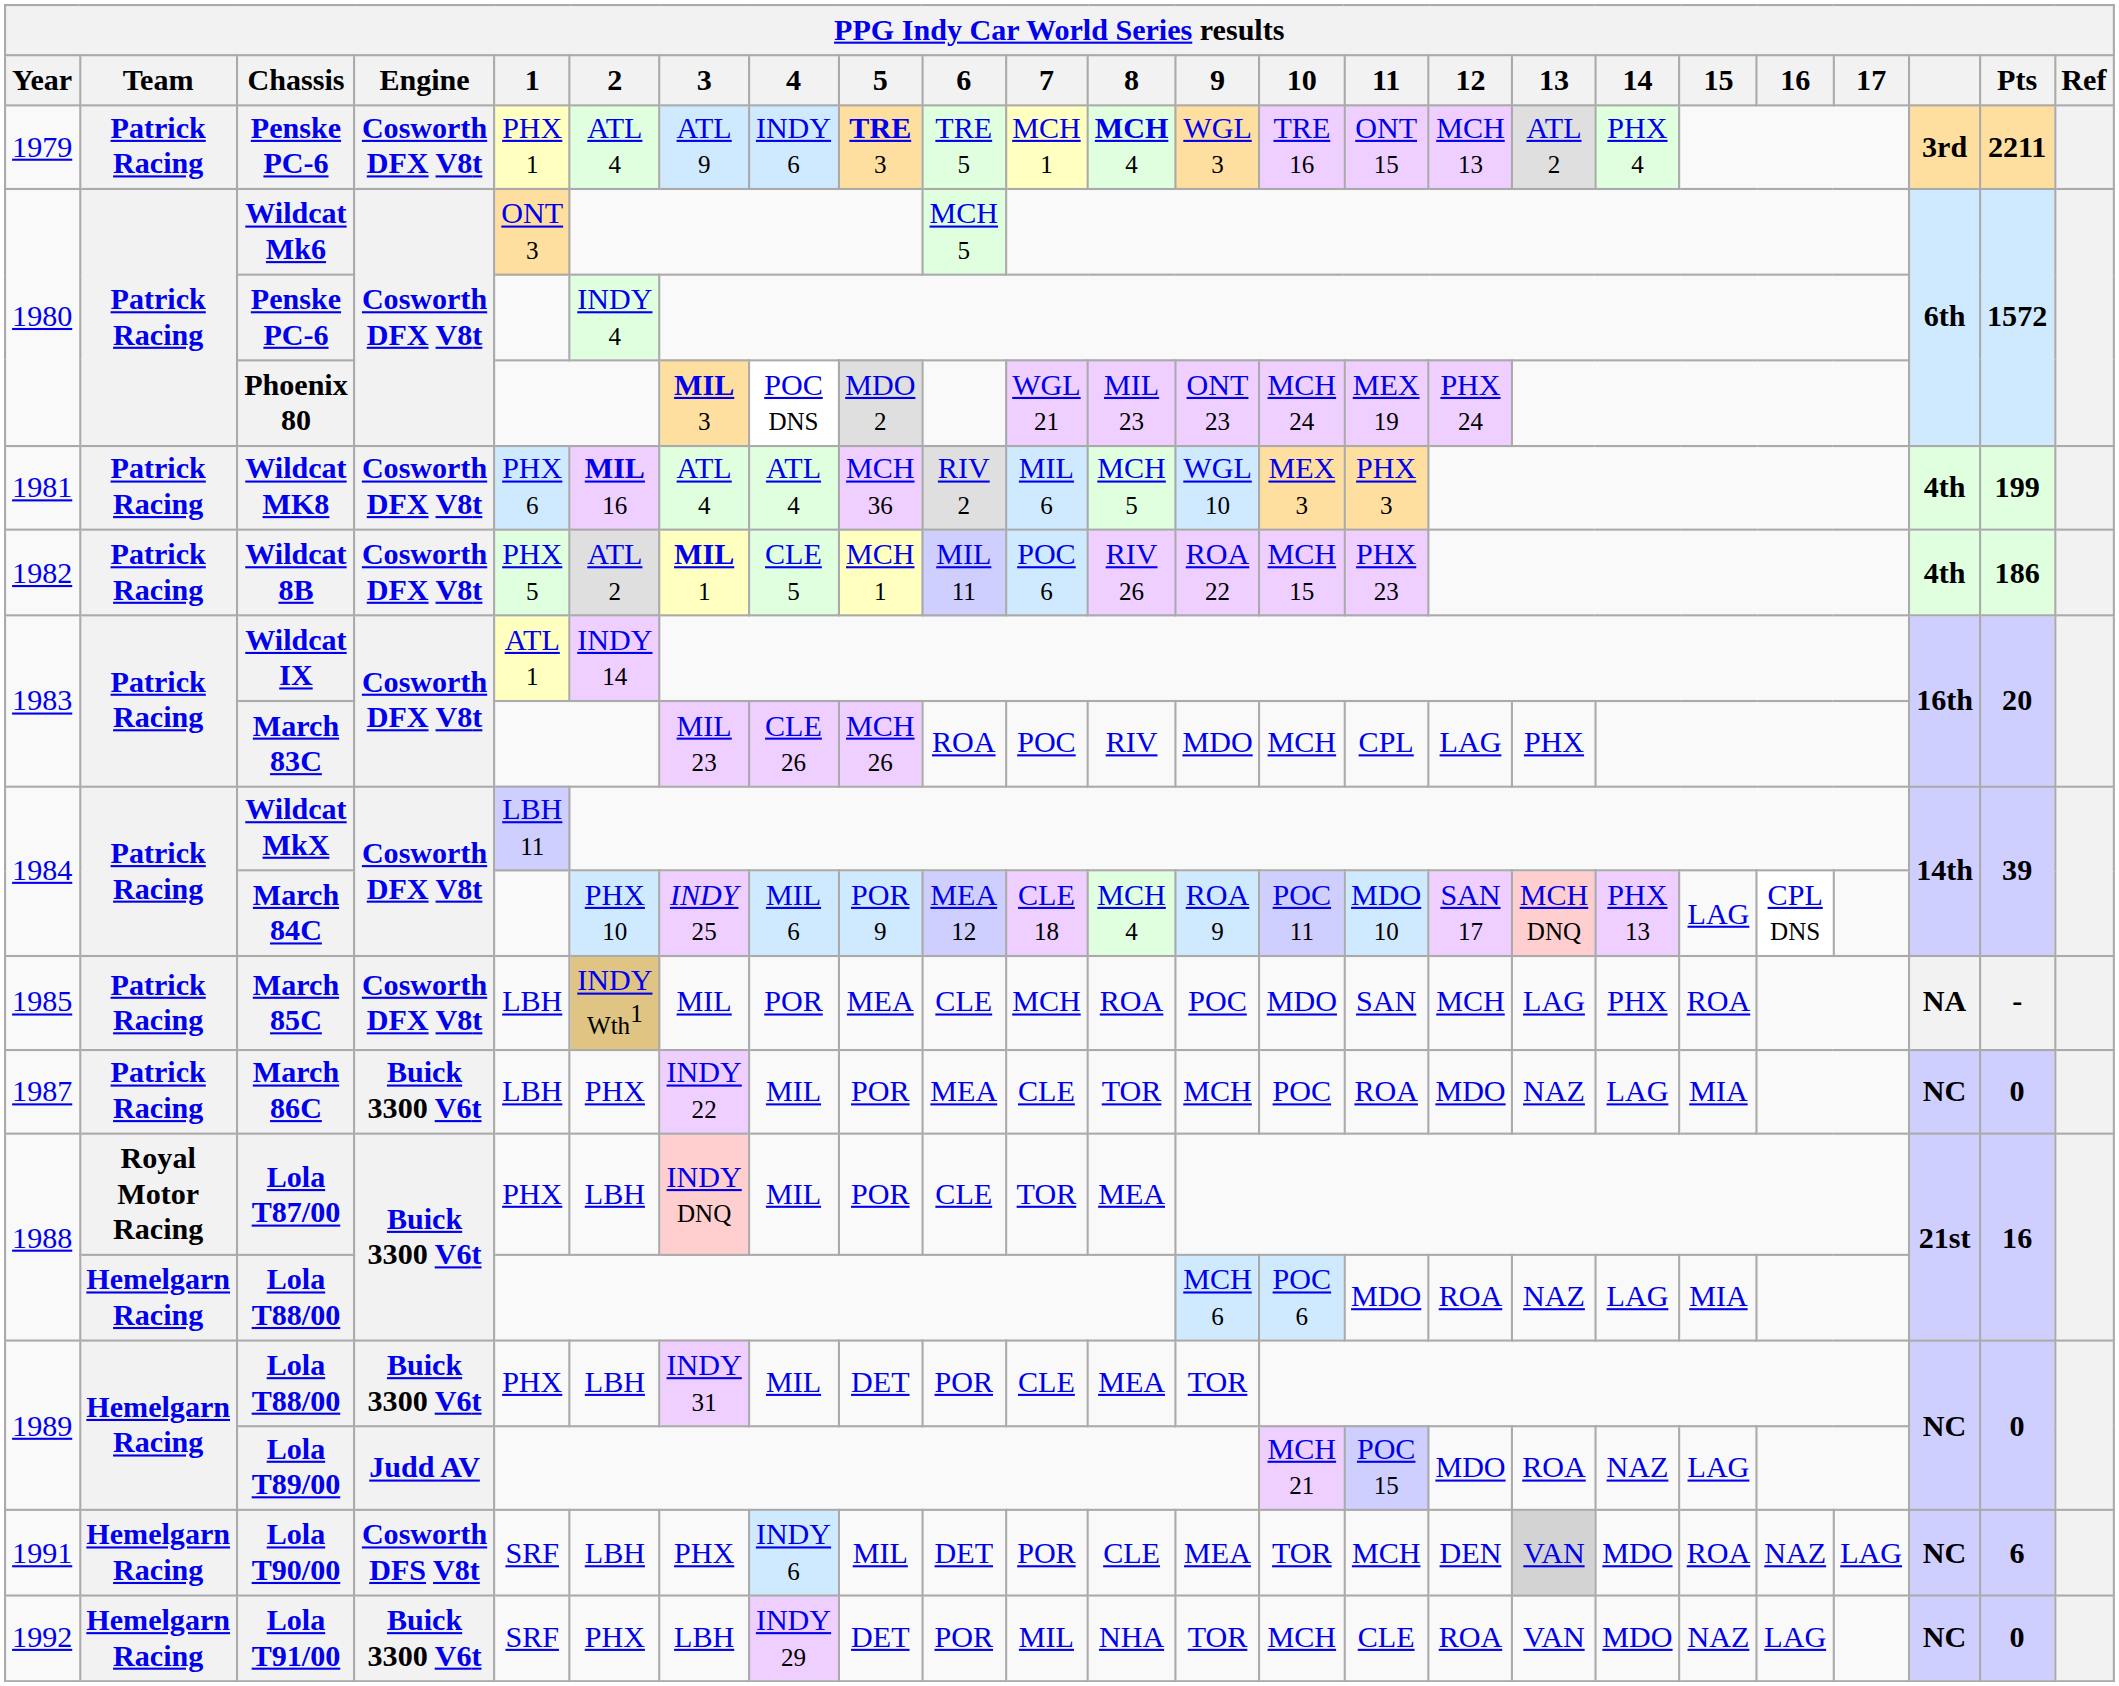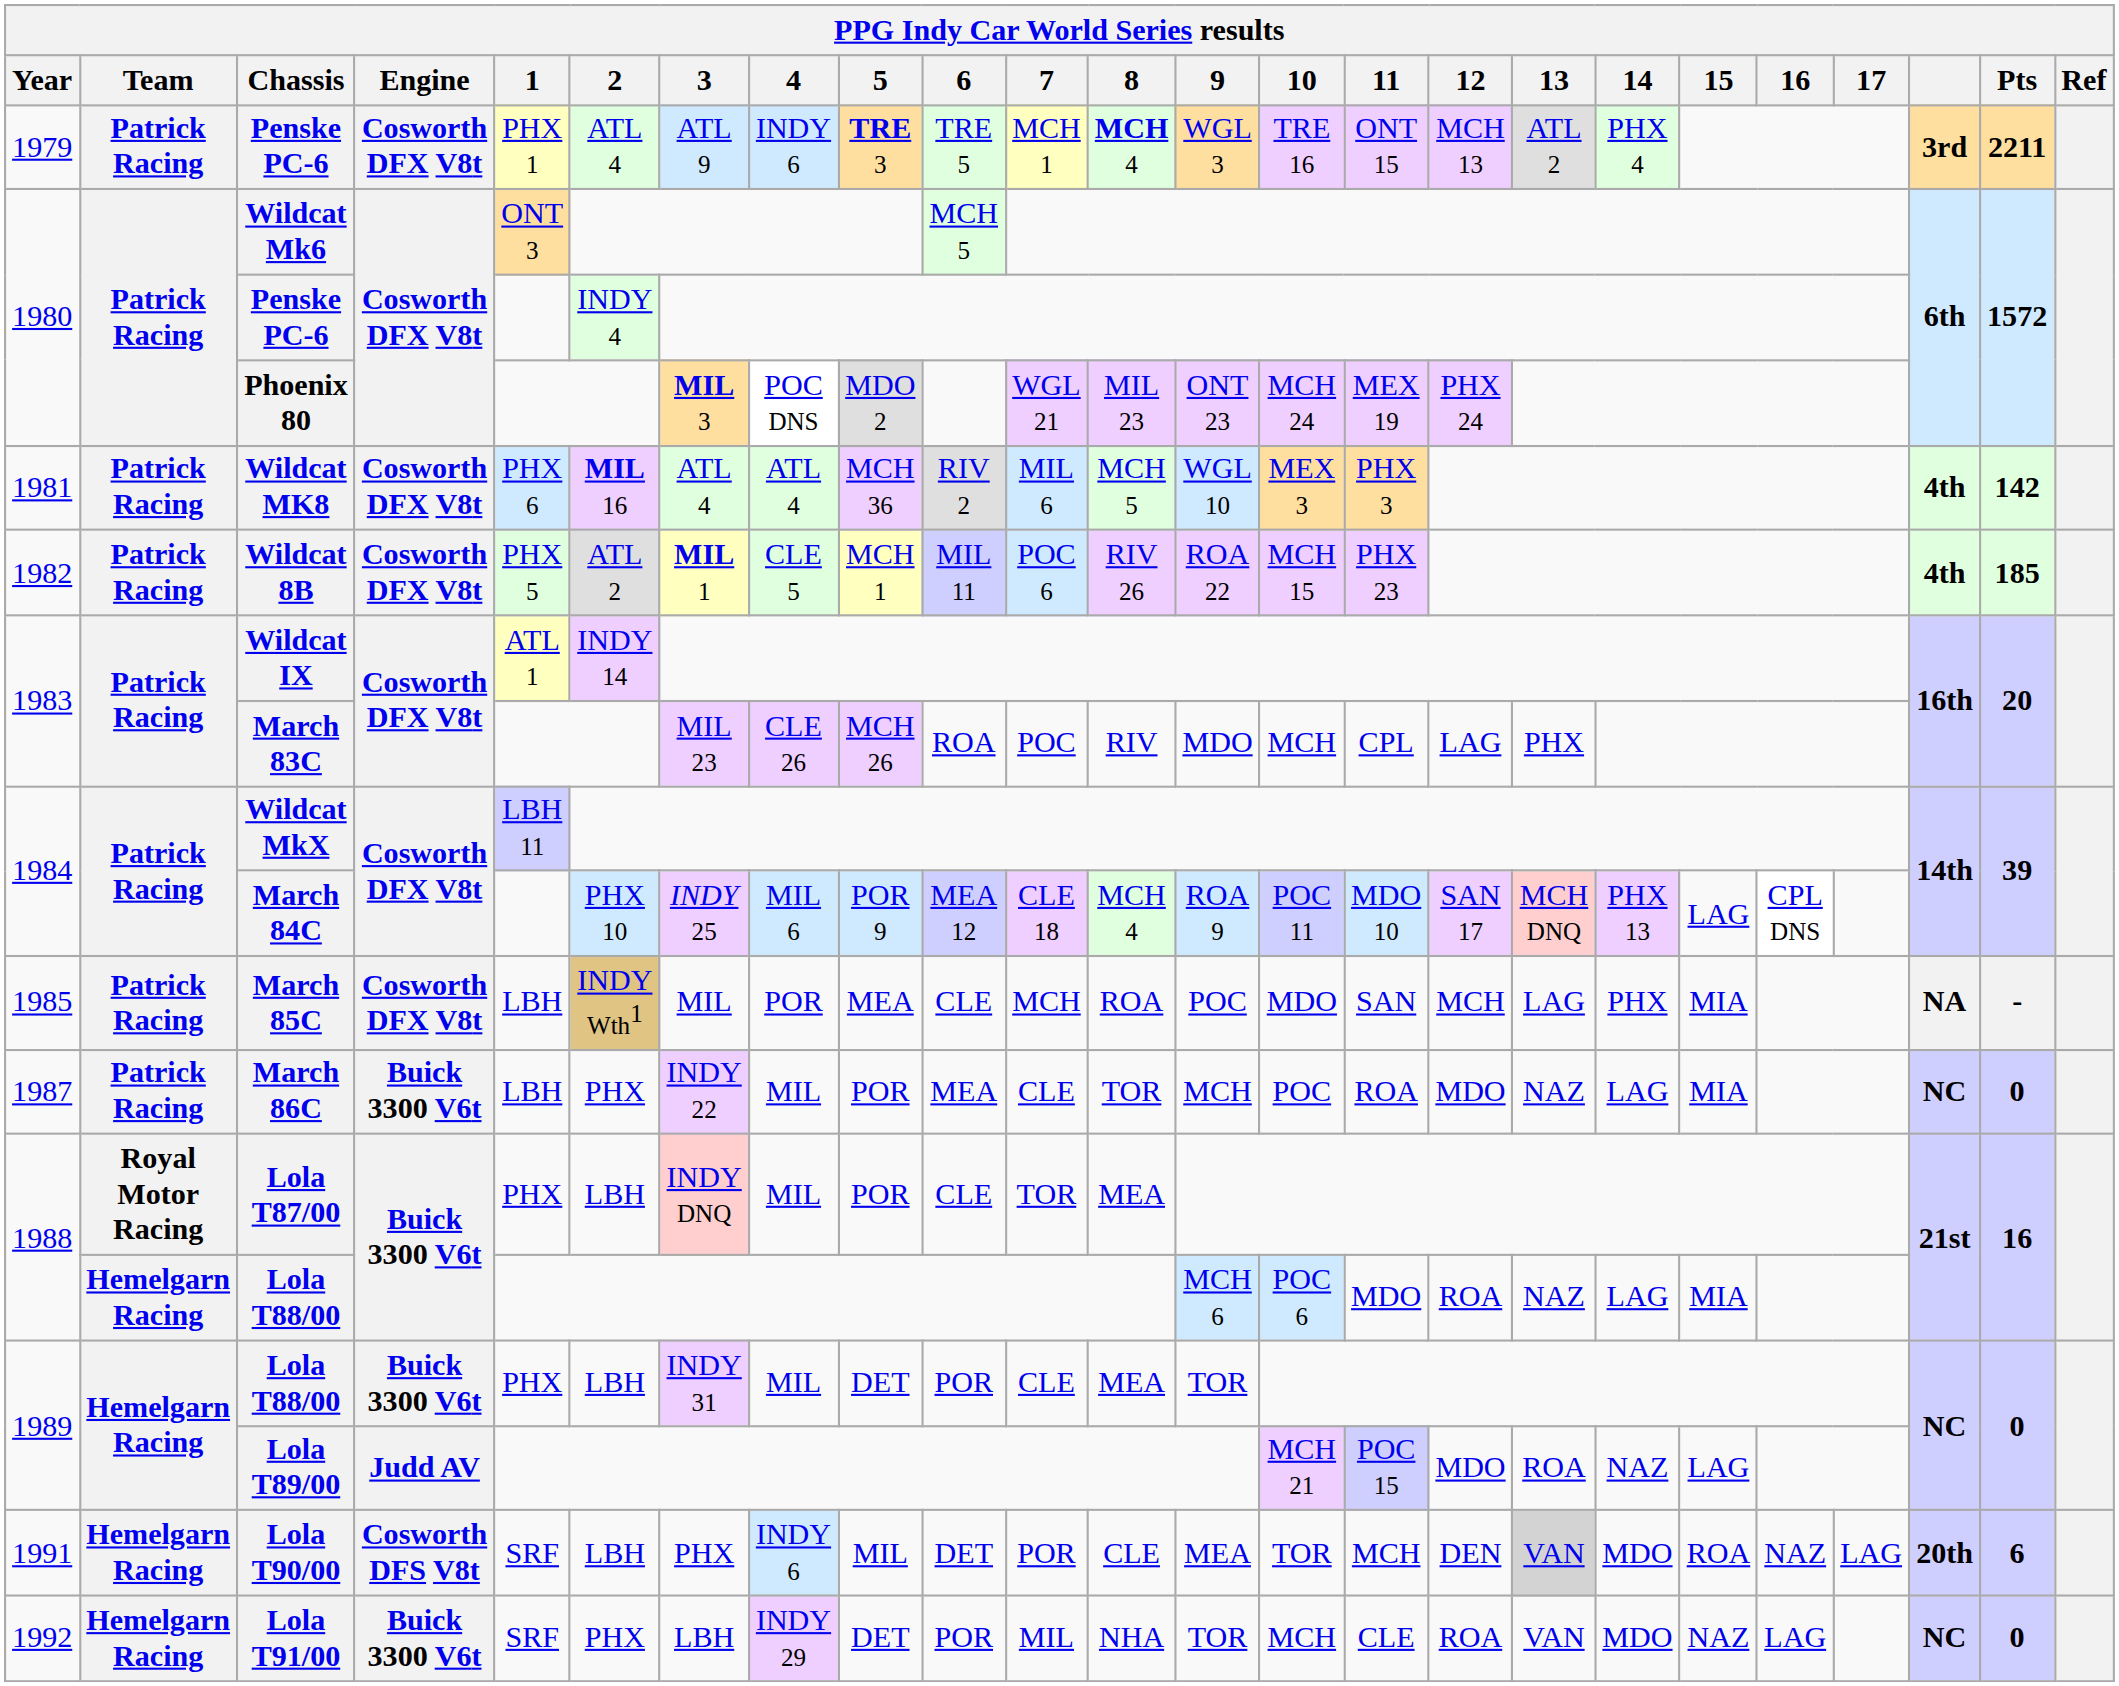(2017, 487) 199 -> (2017, 487) 142
(2017, 572) 186 -> (2017, 572) 185
(1718, 1002) ROA -> (1718, 1002) MIA
(1945, 1552) NC -> (1945, 1552) 20th
